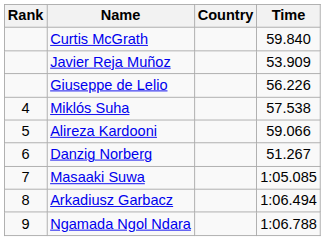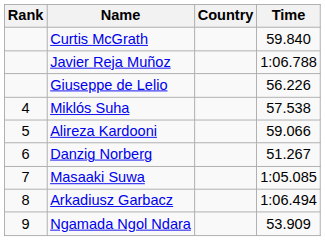(289, 62) 53.909 -> (289, 62) 1:06.788
(289, 223) 1:06.788 -> (289, 223) 53.909
